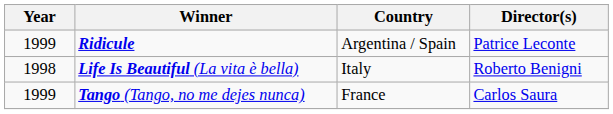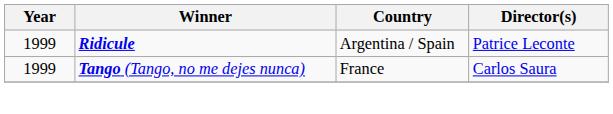- row: (188, 69)
